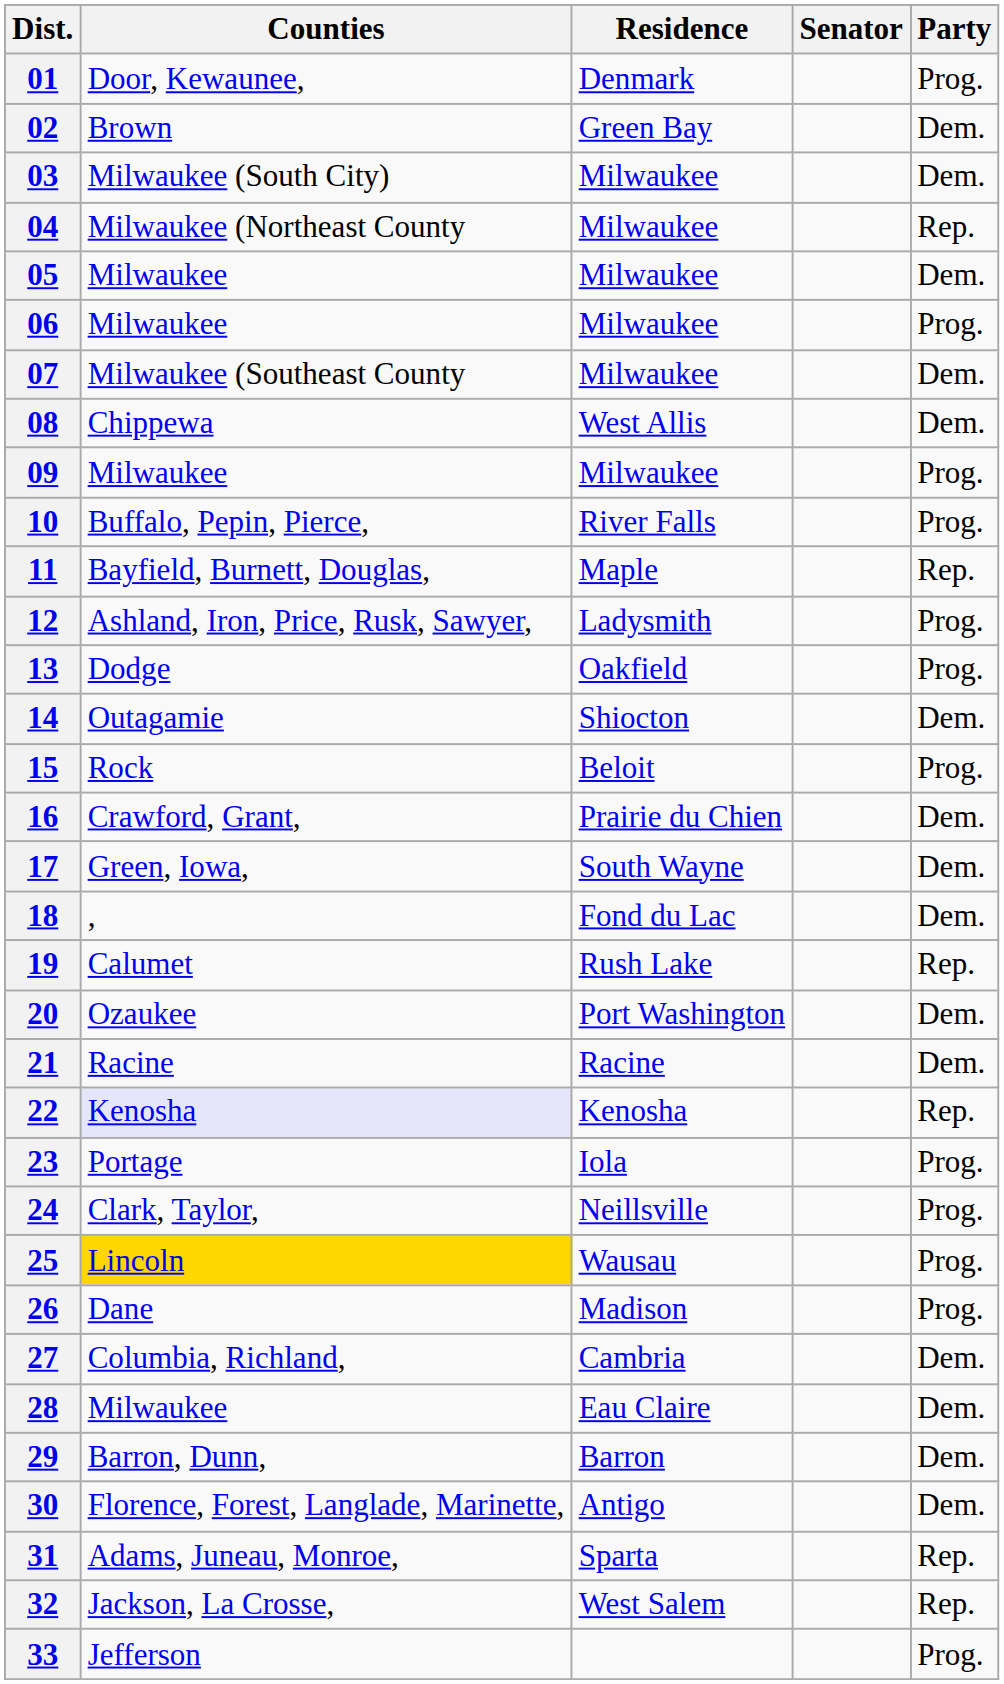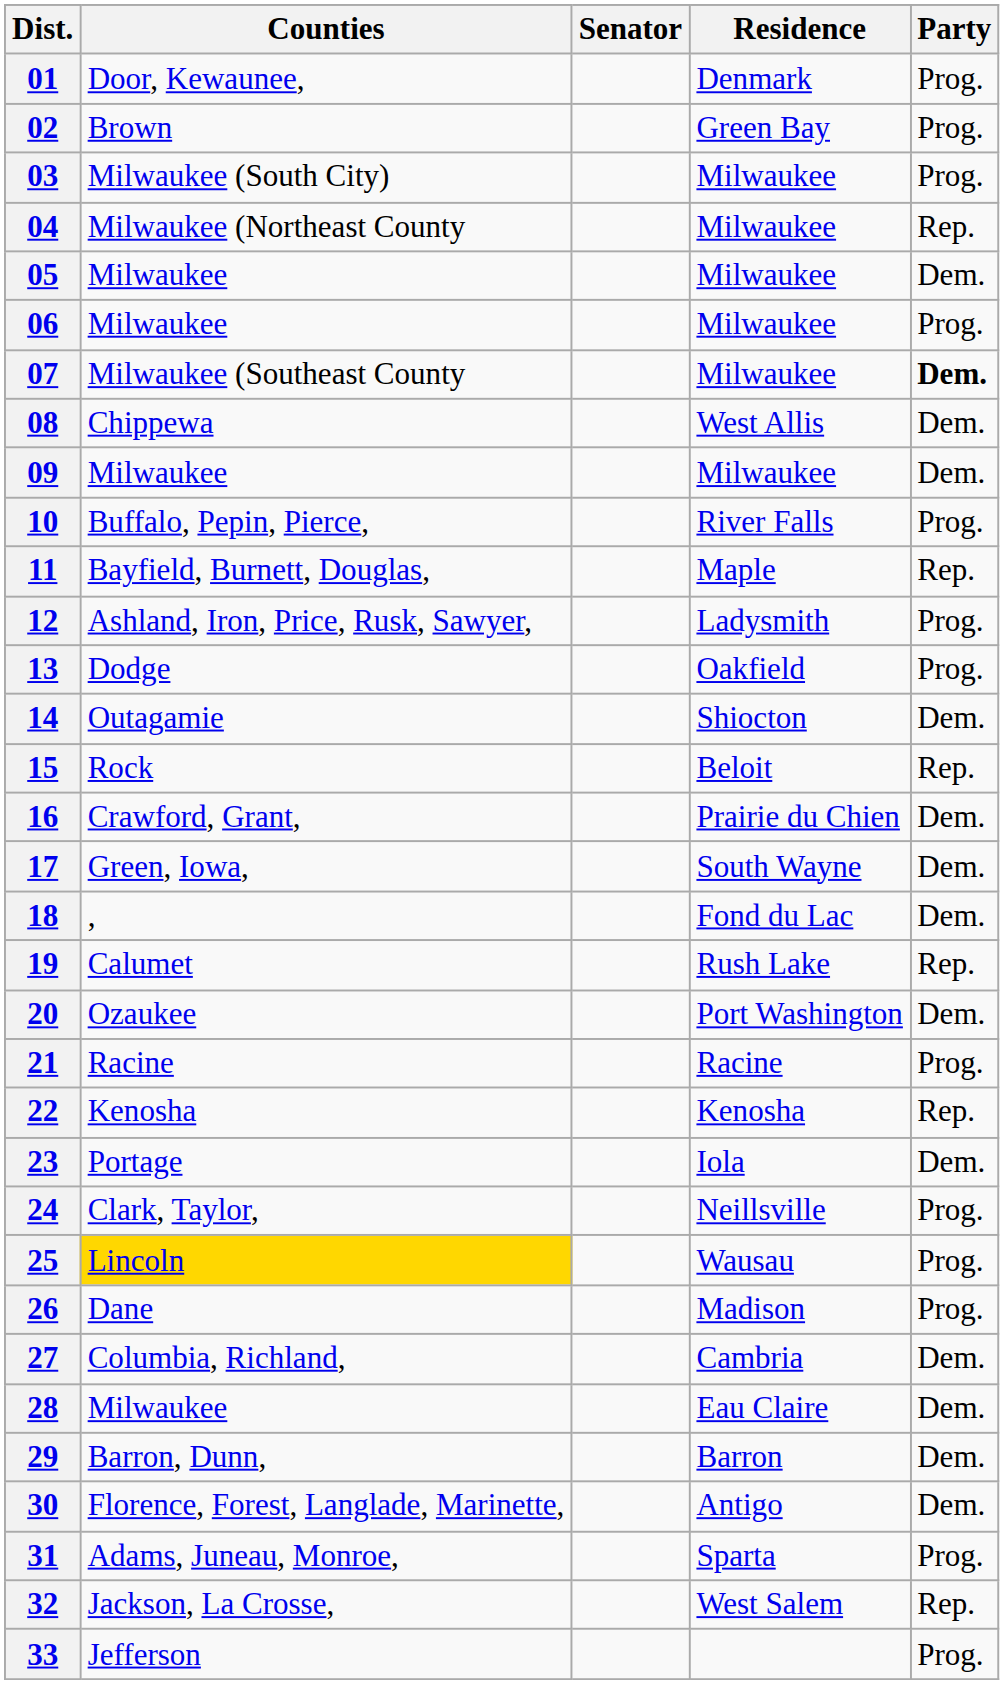columns swapped: (851, 29) <-> (682, 29)
(951, 127) Dem. -> (950, 127) Prog.
(951, 176) Dem. -> (950, 176) Prog.
(951, 373) normal -> (952, 373) bold
(950, 472) Prog. -> (951, 472) Dem.
(950, 767) Prog. -> (946, 767) Rep.
(951, 1062) Dem. -> (950, 1062) Prog.
(142, 1112) lavender background -> (142, 1112) no background
(950, 1161) Prog. -> (951, 1161) Dem.
(946, 1555) Rep. -> (950, 1555) Prog.
